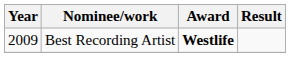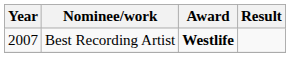(23, 40) 2009 -> (23, 40) 2007
